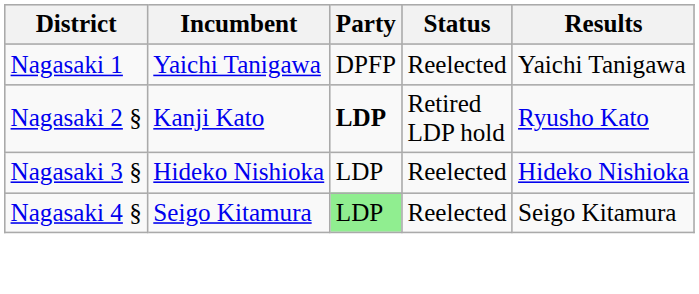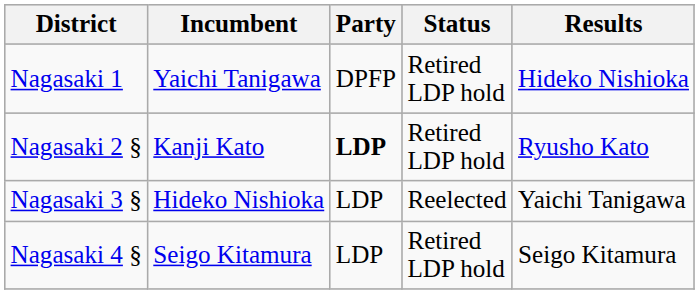(457, 64) Reelected -> (456, 78) Retired LDP hold
(602, 64) Yaichi Tanigawa -> (604, 78) Hideko Nishioka
(604, 172) Hideko Nishioka -> (602, 200) Yaichi Tanigawa
(360, 212) lightgreen background -> (360, 254) no background
(457, 212) Reelected -> (456, 254) Retired LDP hold
